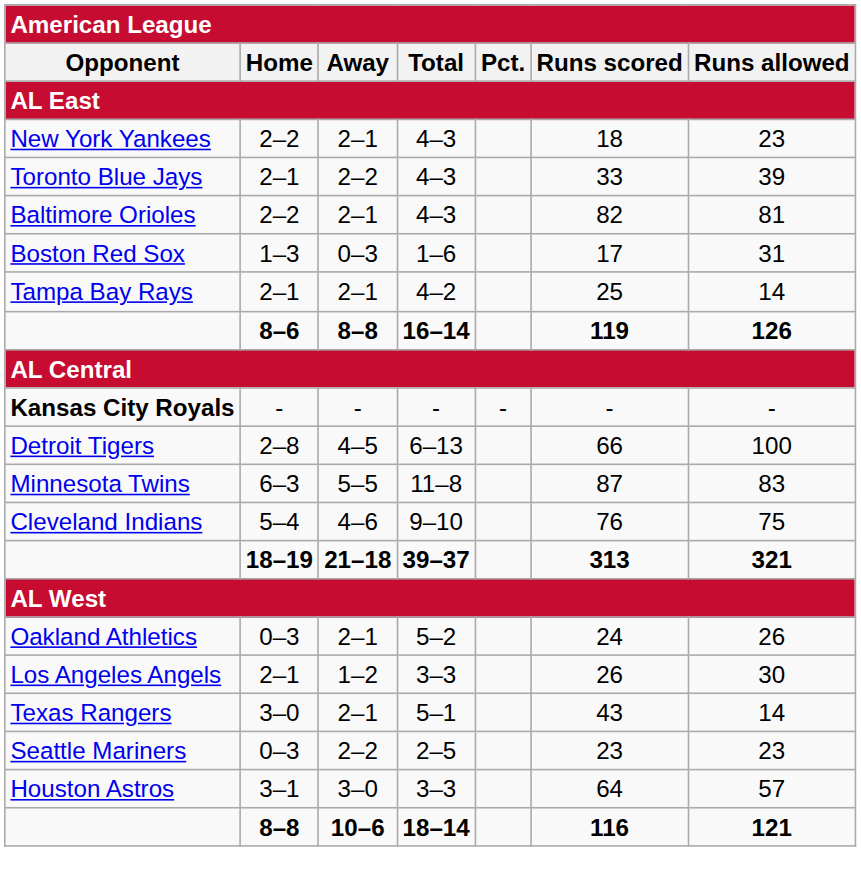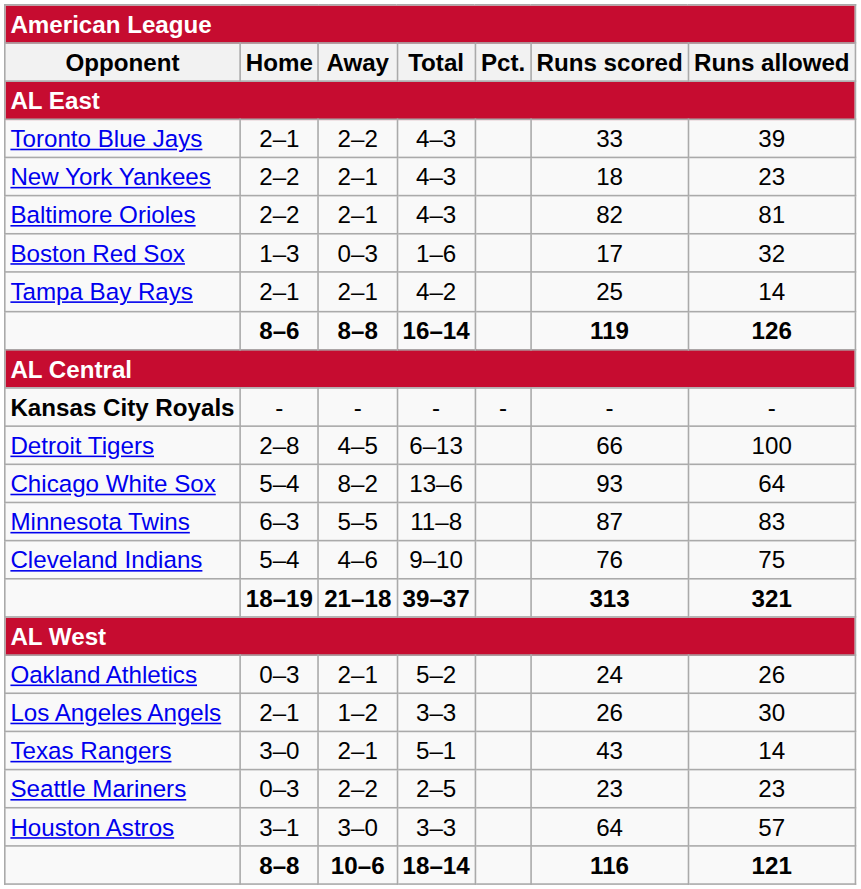rows swapped: (106, 177) <-> (111, 139)
(772, 254) 31 -> (772, 254) 32
+ row: (113, 483)
